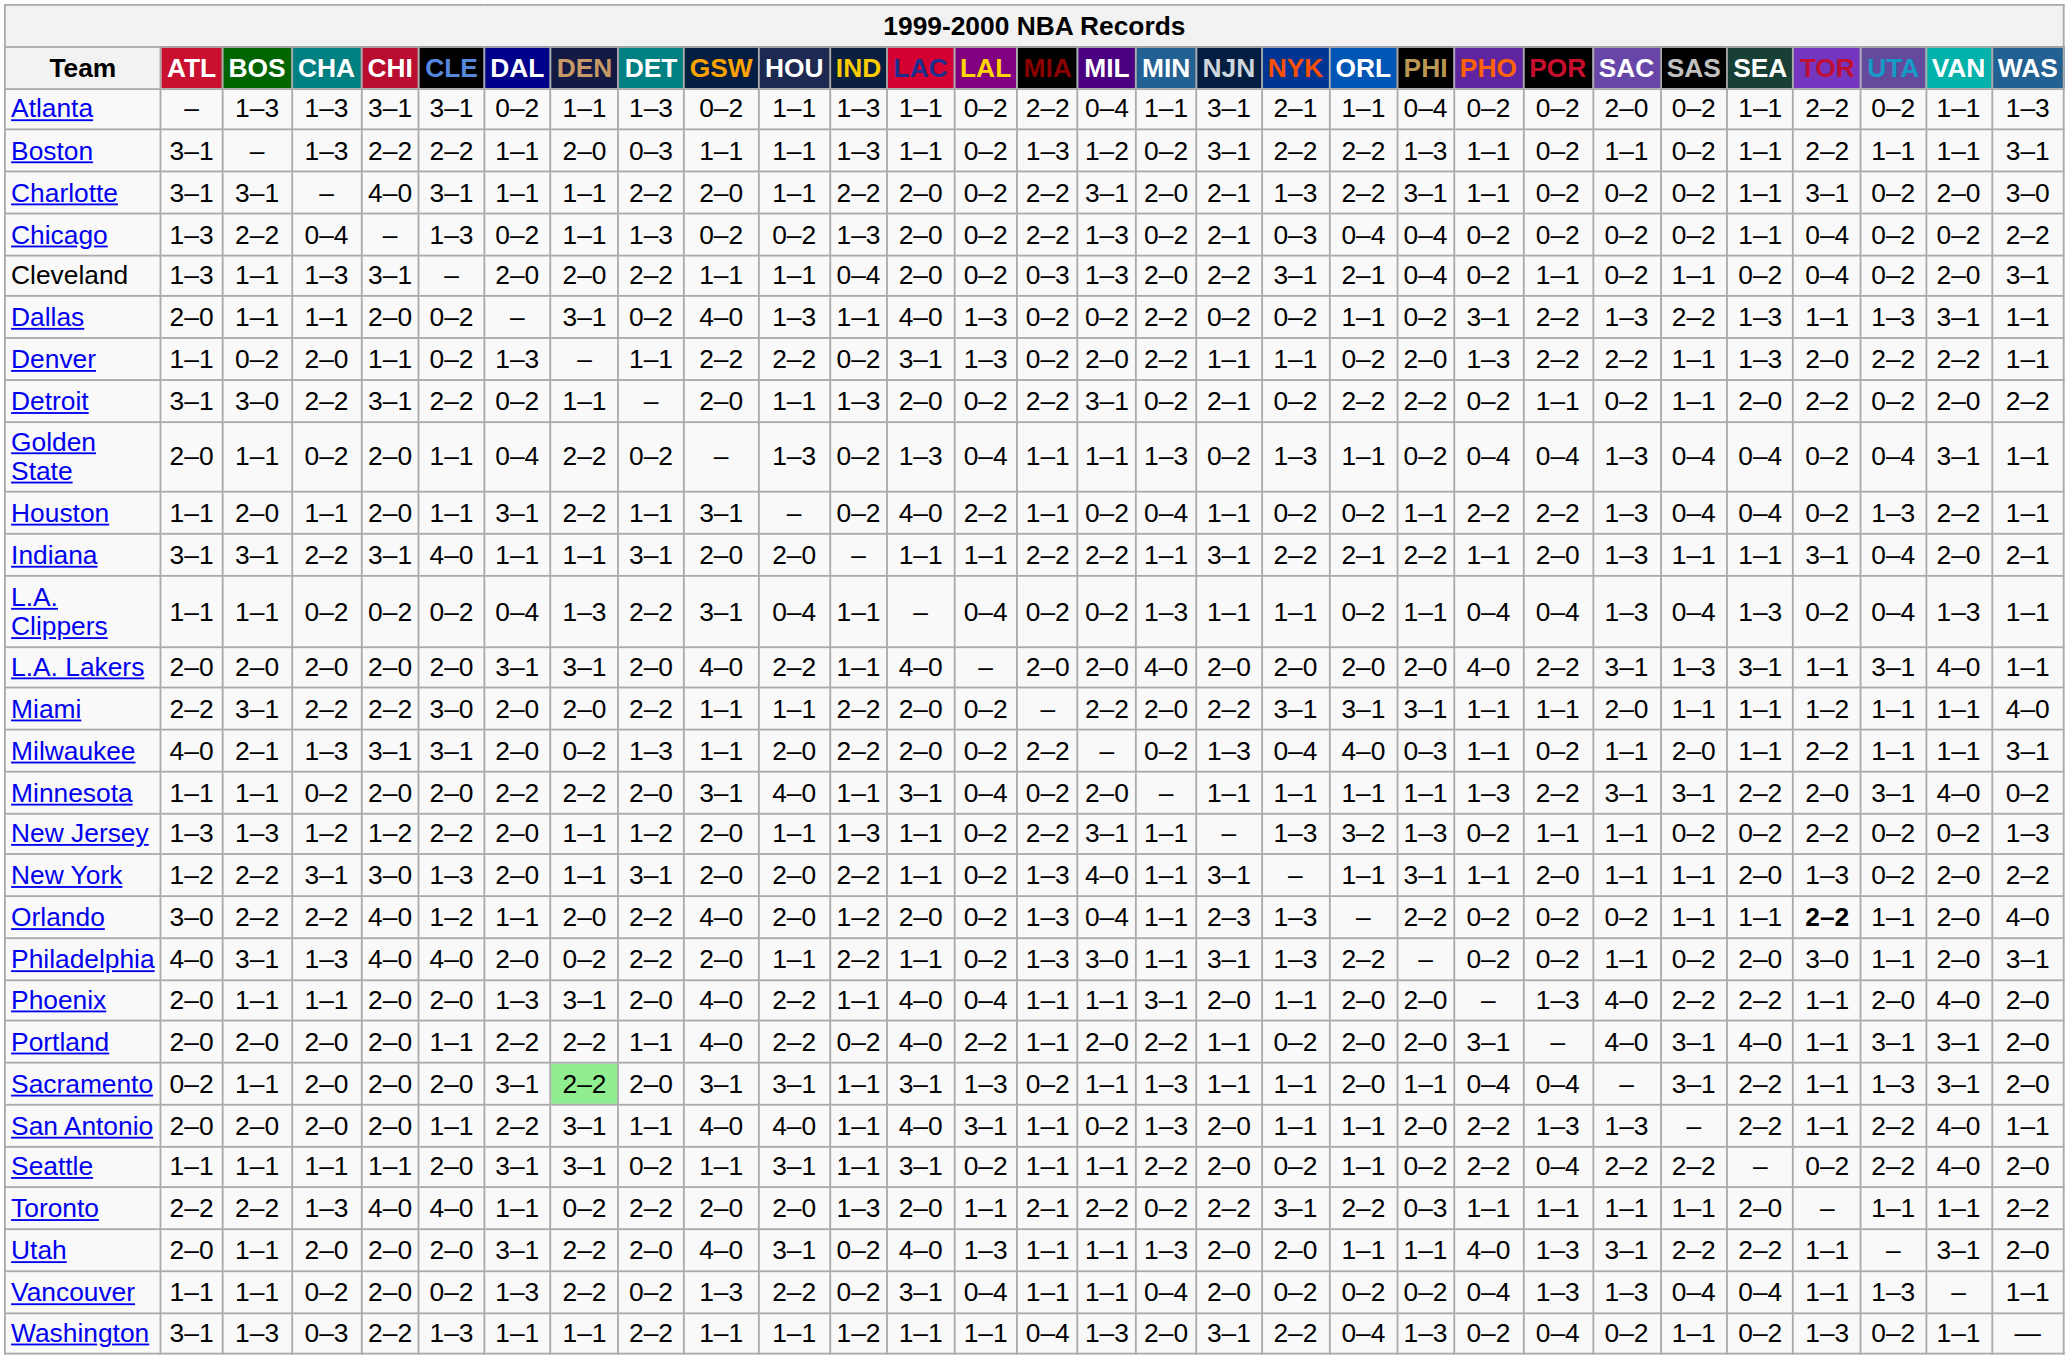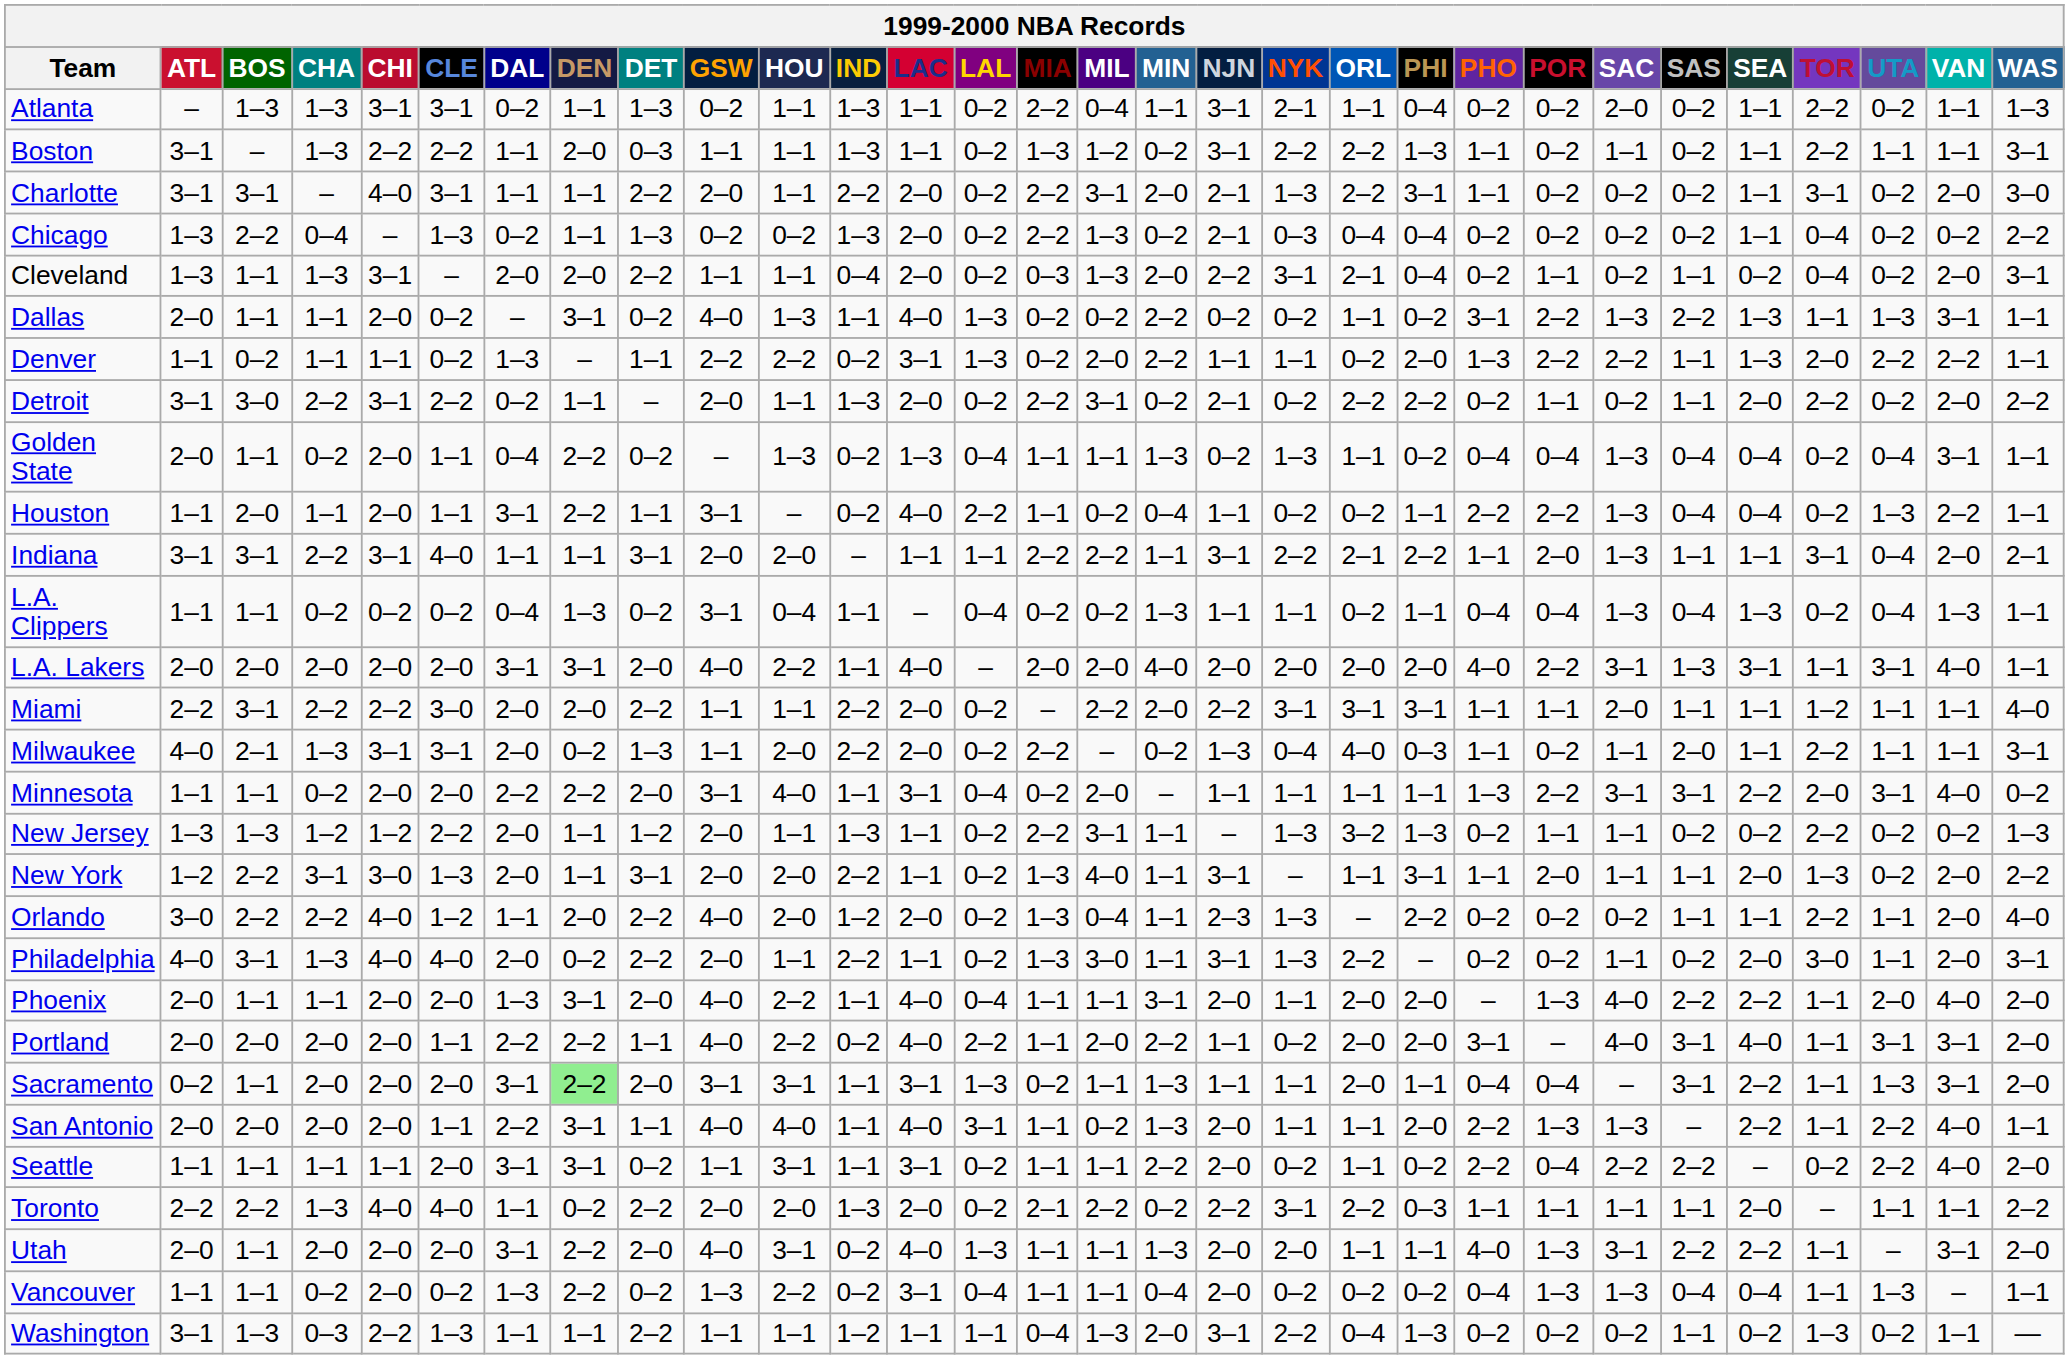(326, 359) 2–0 -> (326, 359) 1–1
(651, 611) 2–2 -> (651, 611) 0–2
(1827, 917) bold -> (1827, 917) normal
(986, 1209) 1–1 -> (986, 1209) 0–2
(1558, 1334) 0–4 -> (1558, 1334) 0–2
